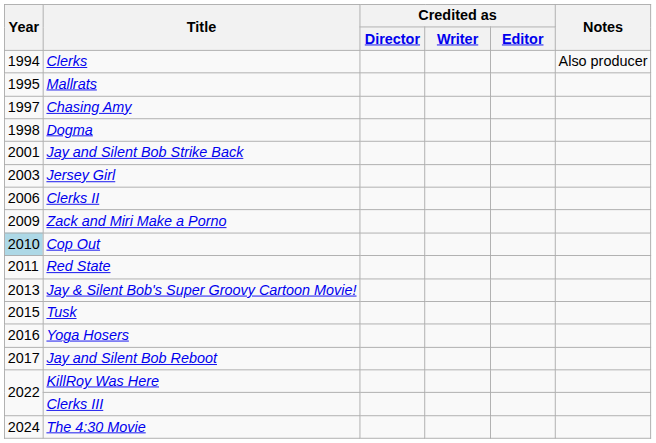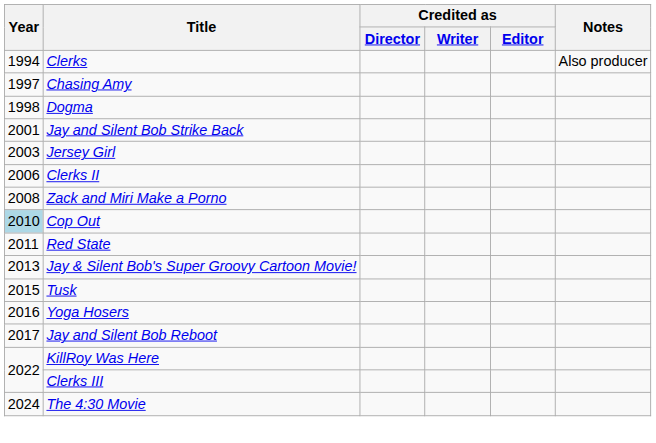- row: (72, 84)
(24, 221) 2009 -> (24, 198) 2008
